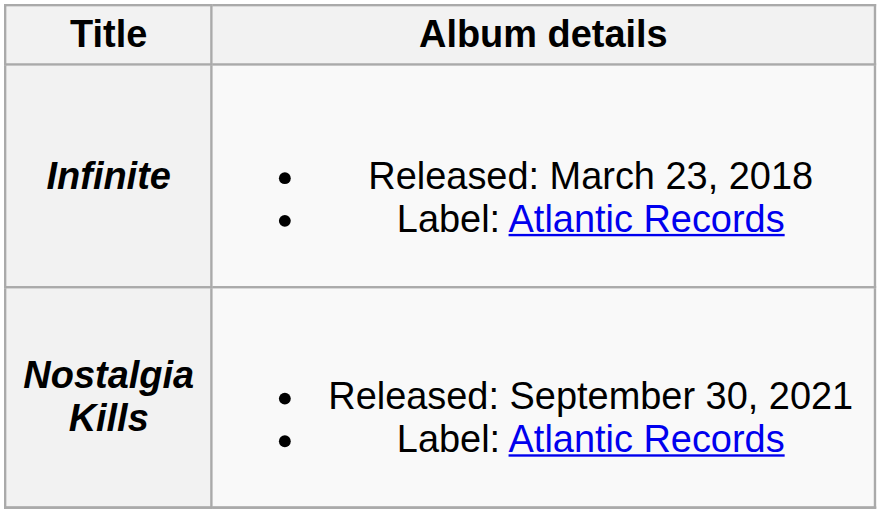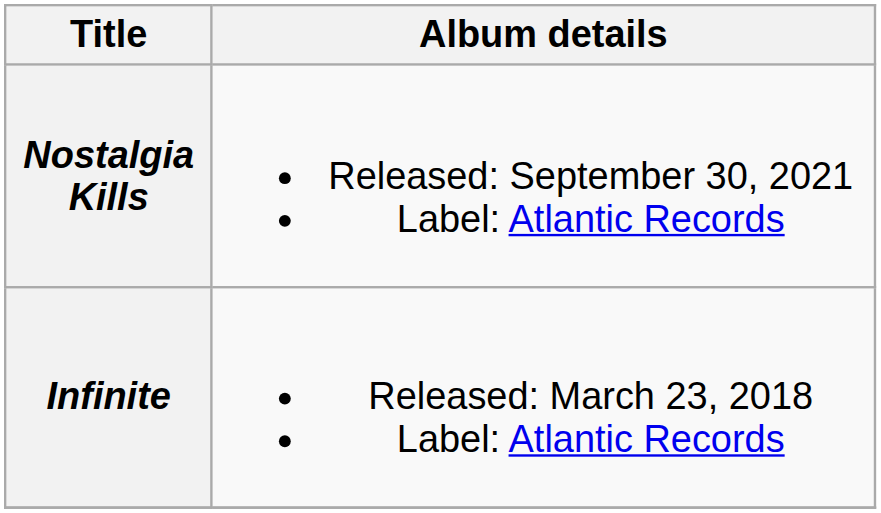rows swapped: (109, 175) <-> (109, 396)
